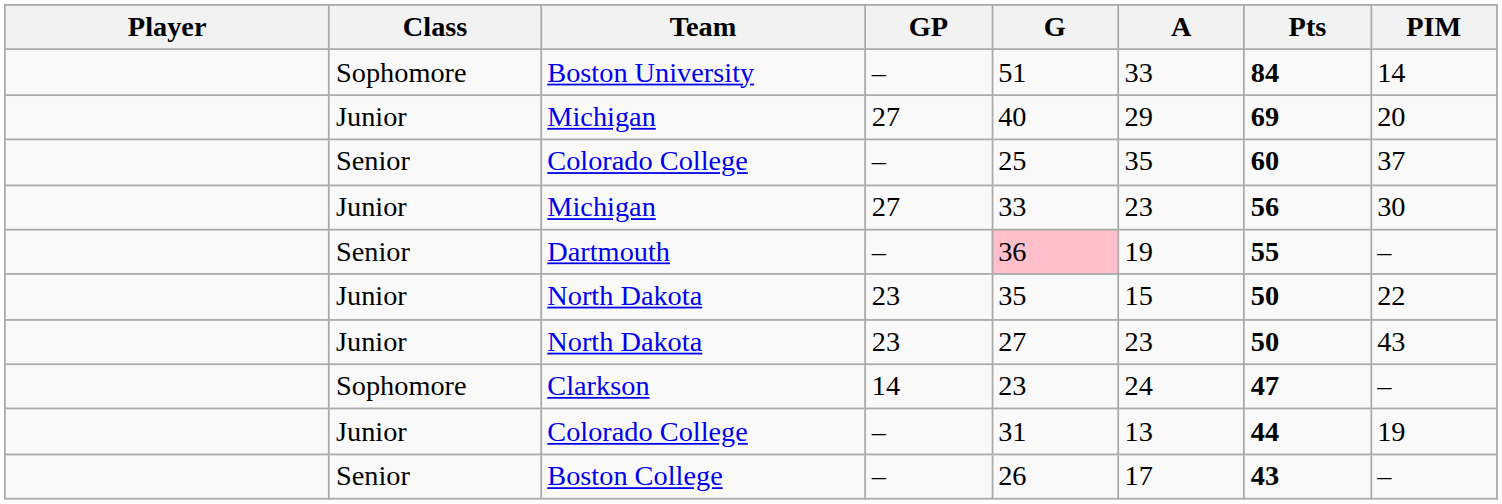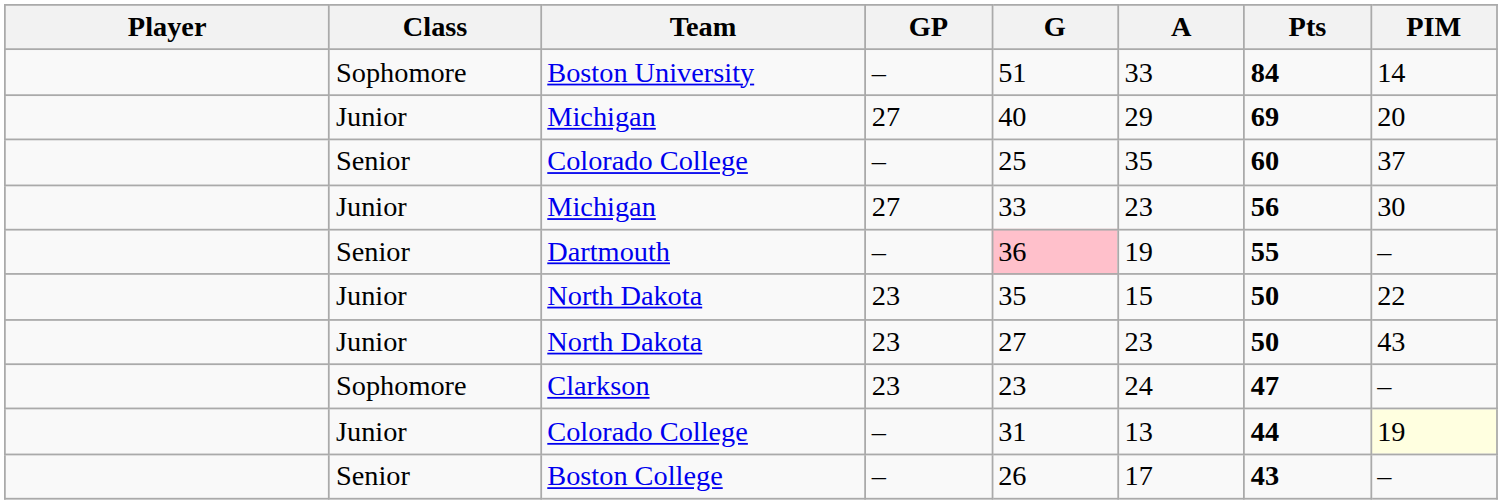(886, 386) 14 -> (886, 386) 23
(1391, 431) no background -> (1391, 431) lightyellow background
